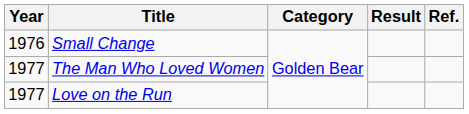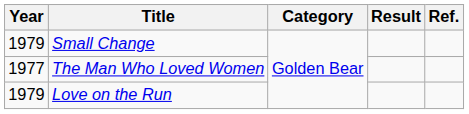(26, 43) 1976 -> (26, 43) 1979
(26, 95) 1977 -> (26, 95) 1979
